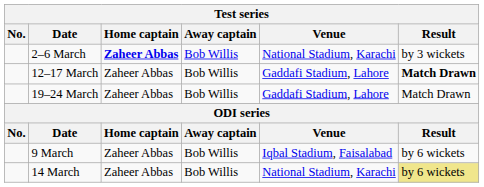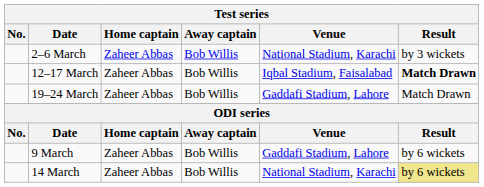(141, 53) bold -> (139, 53) normal
(326, 73) Gaddafi Stadium, Lahore -> (327, 73) Iqbal Stadium, Faisalabad
(327, 152) Iqbal Stadium, Faisalabad -> (326, 152) Gaddafi Stadium, Lahore
